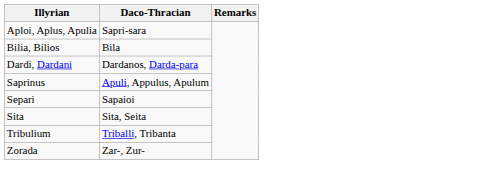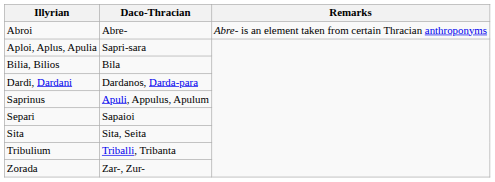+ row: (20, 30)
